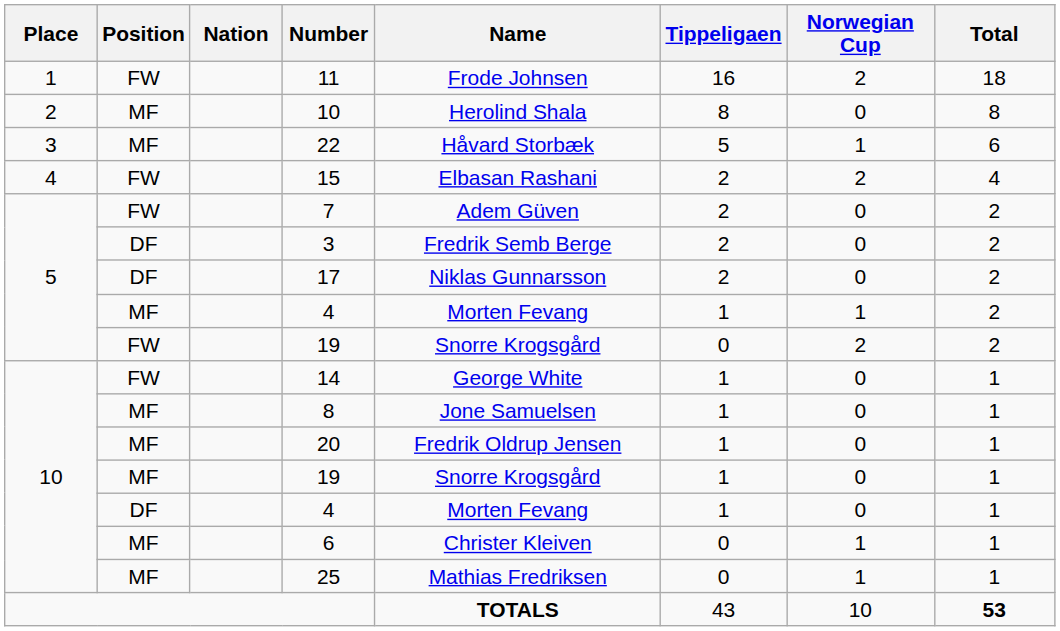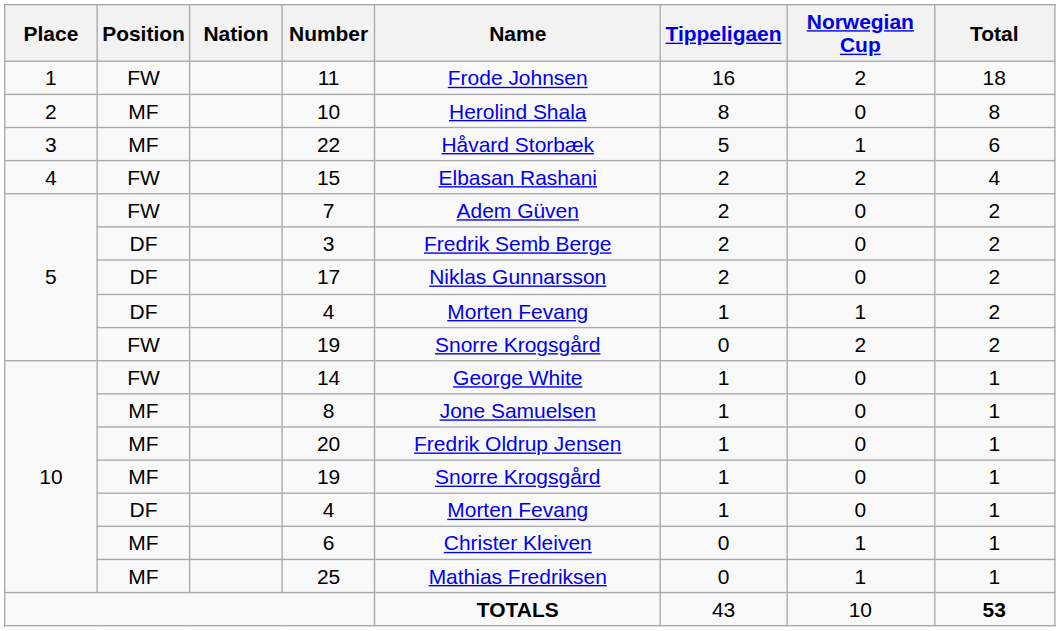(144, 311) MF -> (144, 311) DF
